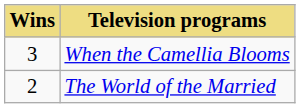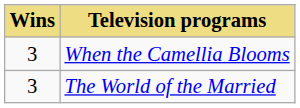(32, 86) 2 -> (32, 86) 3
